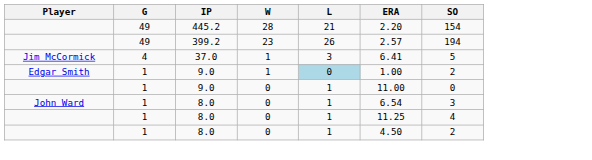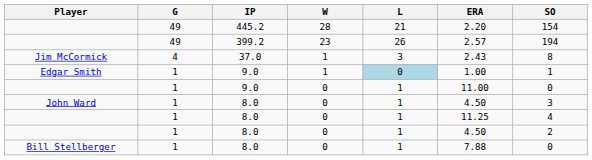(391, 57) 6.41 -> (475, 57) 2.43
(453, 57) 5 -> (550, 57) 8
(453, 72) 2 -> (550, 72) 1
(391, 102) 6.54 -> (475, 102) 4.50
+ row: (71, 147)
